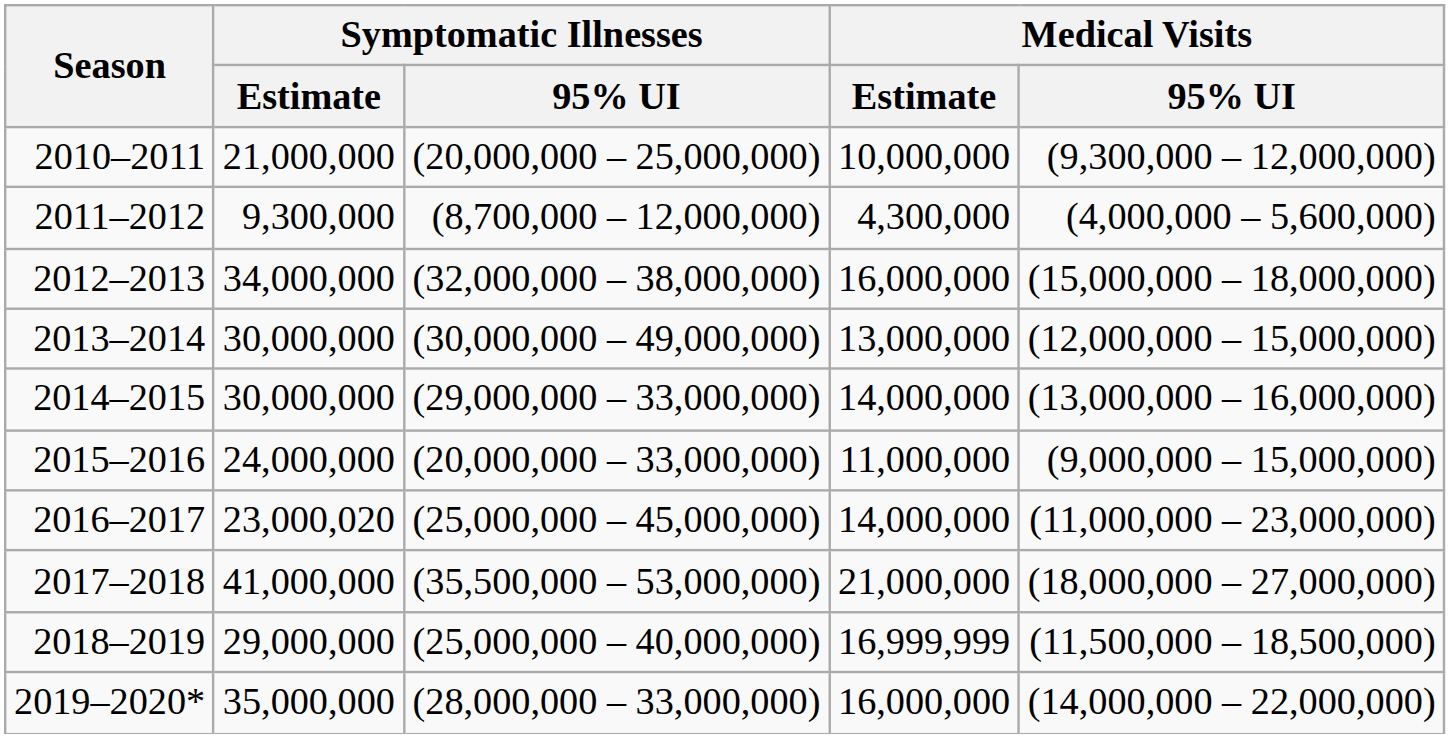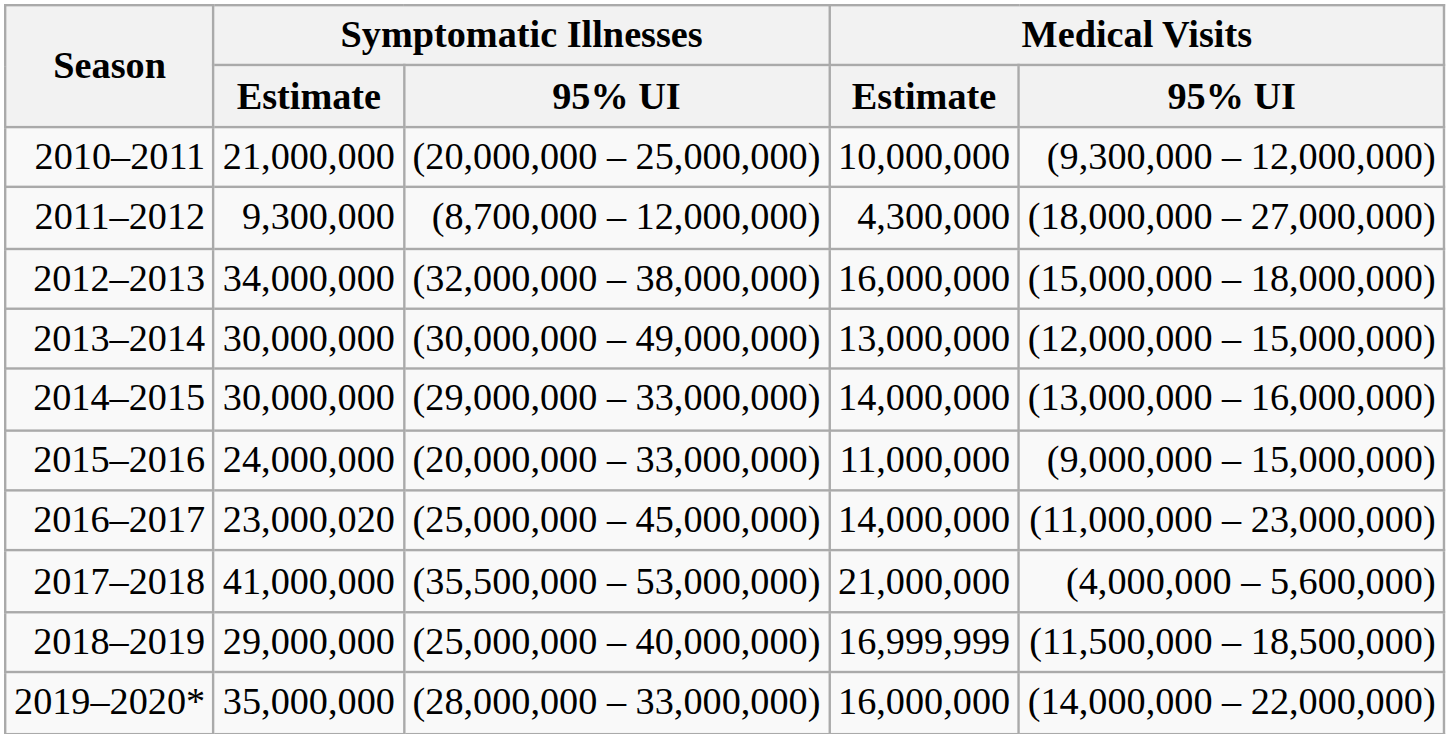(1251, 216) (4,000,000 – 5,600,000) -> (1232, 216) (18,000,000 – 27,000,000)
(1232, 580) (18,000,000 – 27,000,000) -> (1251, 580) (4,000,000 – 5,600,000)
